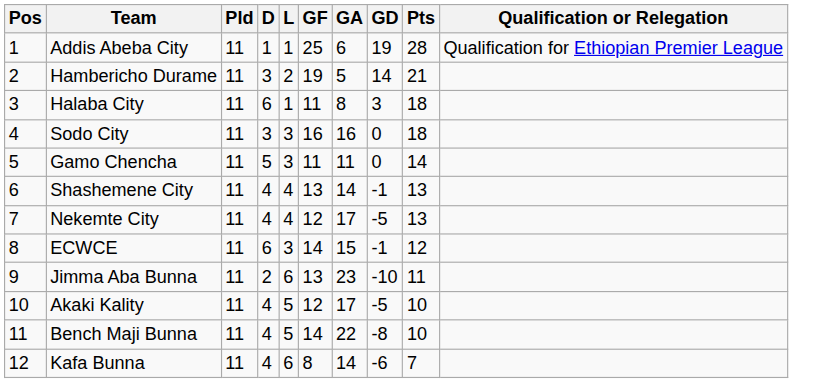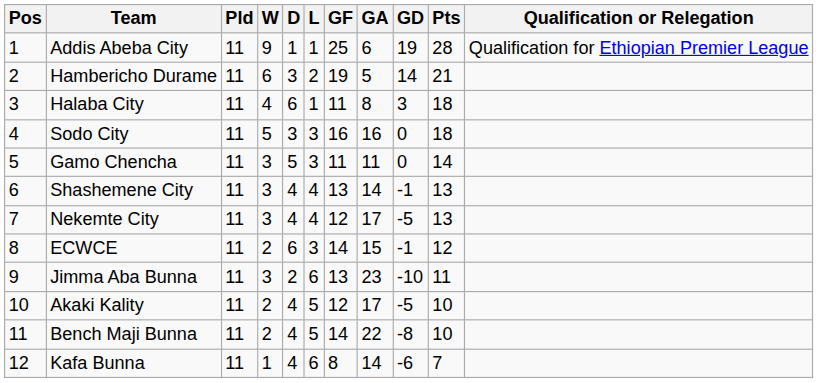+ column: (270, 18)
